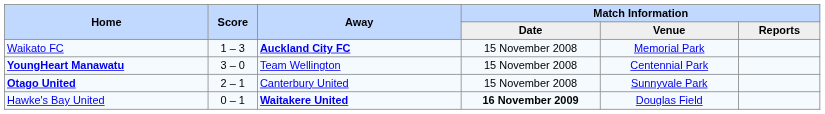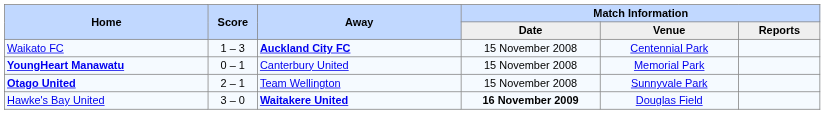(669, 48) Memorial Park -> (669, 48) Centennial Park
(233, 66) 3 – 0 -> (233, 66) 0 – 1
(300, 66) Team Wellington -> (304, 66) Canterbury United
(669, 66) Centennial Park -> (669, 66) Memorial Park
(304, 83) Canterbury United -> (300, 83) Team Wellington
(233, 101) 0 – 1 -> (233, 101) 3 – 0
